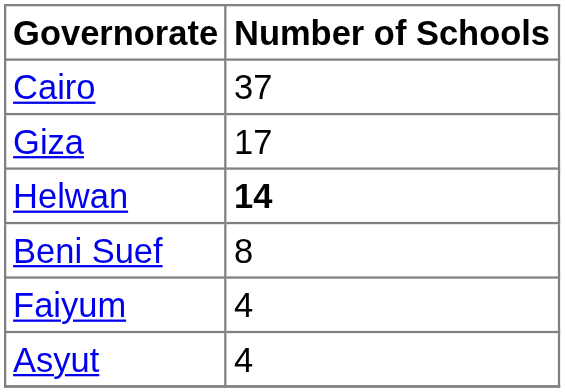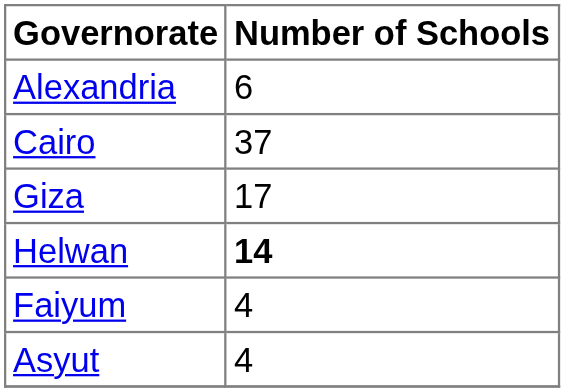+ row: (95, 87)
- row: (88, 250)
